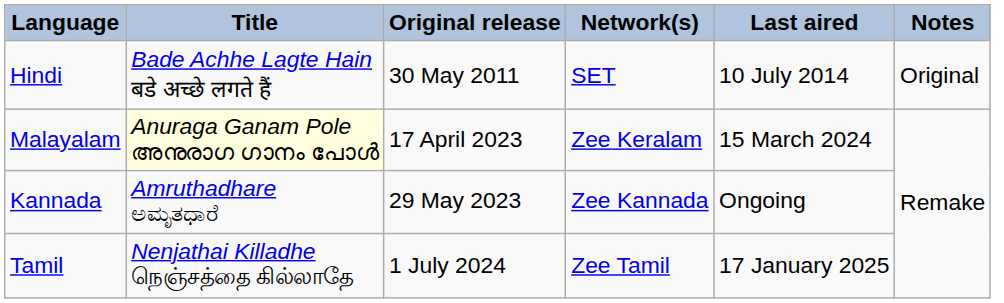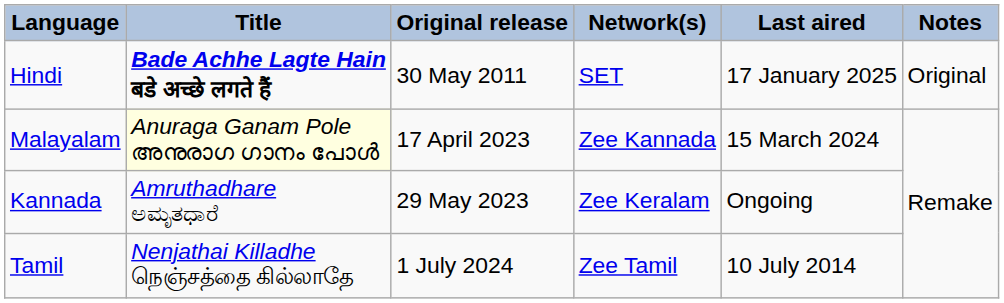(252, 73) normal -> (259, 73) bold
(784, 74) 10 July 2014 -> (812, 74) 17 January 2025
(637, 139) Zee Keralam -> (647, 139) Zee Kannada
(640, 201) Zee Kannada -> (644, 201) Zee Keralam
(804, 265) 17 January 2025 -> (791, 265) 10 July 2014
